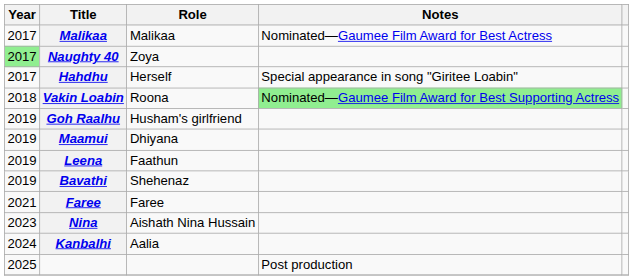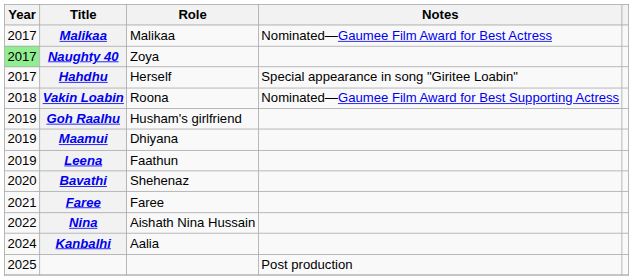(440, 98) lightgreen background -> (440, 98) no background
(22, 181) 2019 -> (22, 181) 2020
(22, 222) 2023 -> (22, 222) 2022
